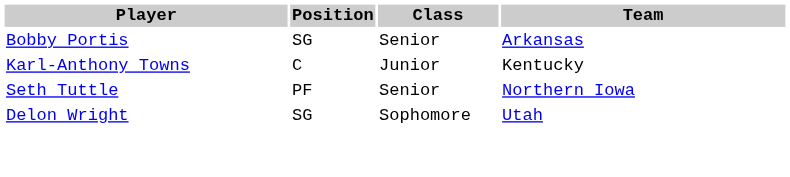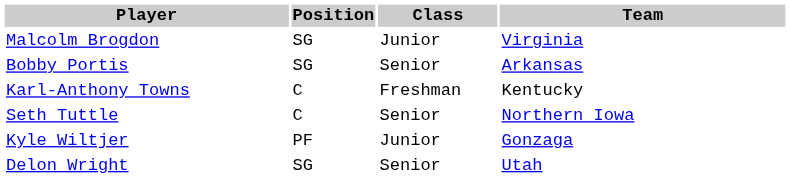+ row: (83, 41)
(410, 66) Junior -> (420, 90) Freshman
(302, 90) PF -> (298, 115) C
+ row: (67, 140)
(425, 115) Sophomore -> (410, 165) Senior
